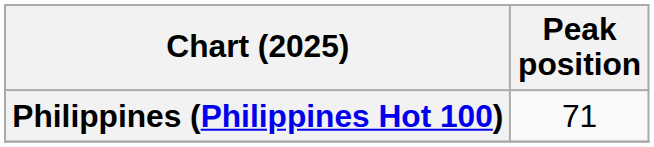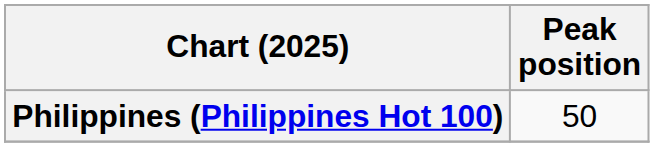(580, 115) 71 -> (580, 115) 50
